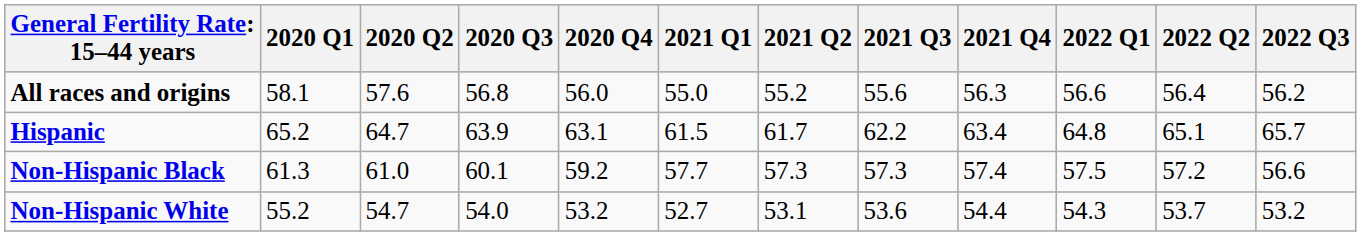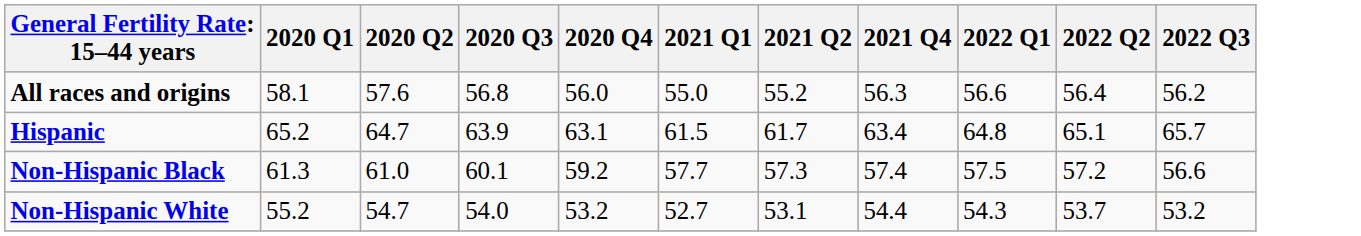- column: (907, 38)
